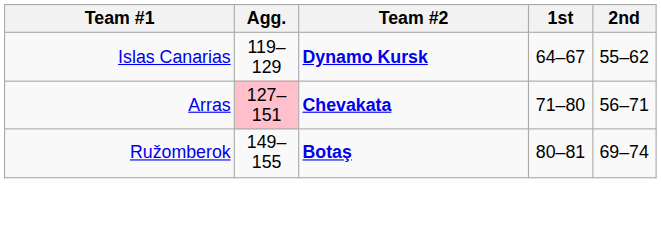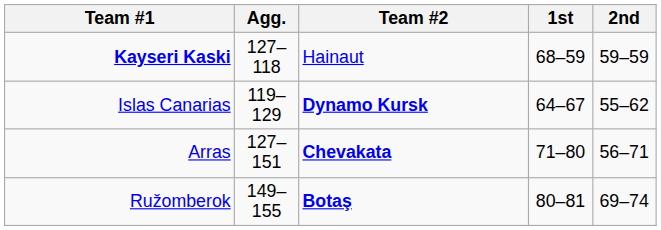+ row: (172, 56)
(267, 104) pink background -> (267, 153) no background
